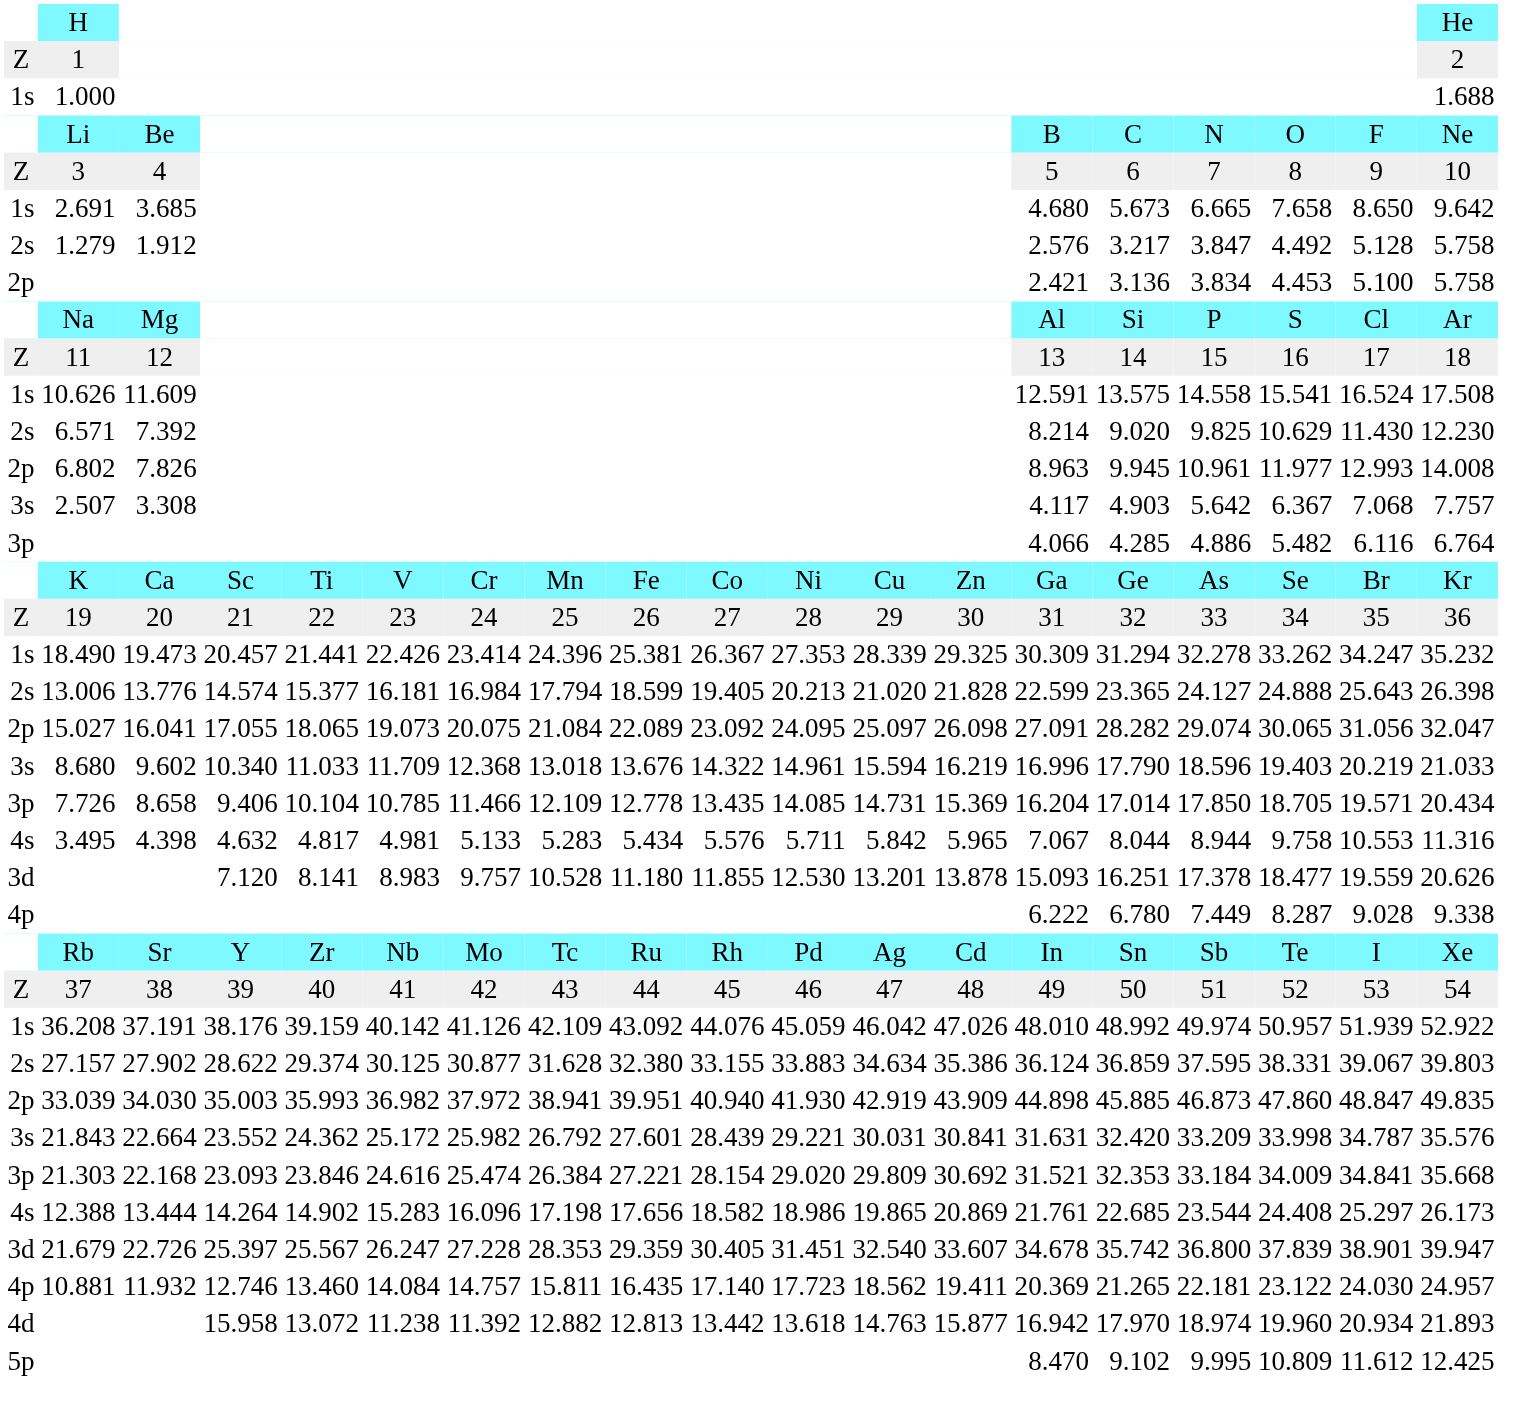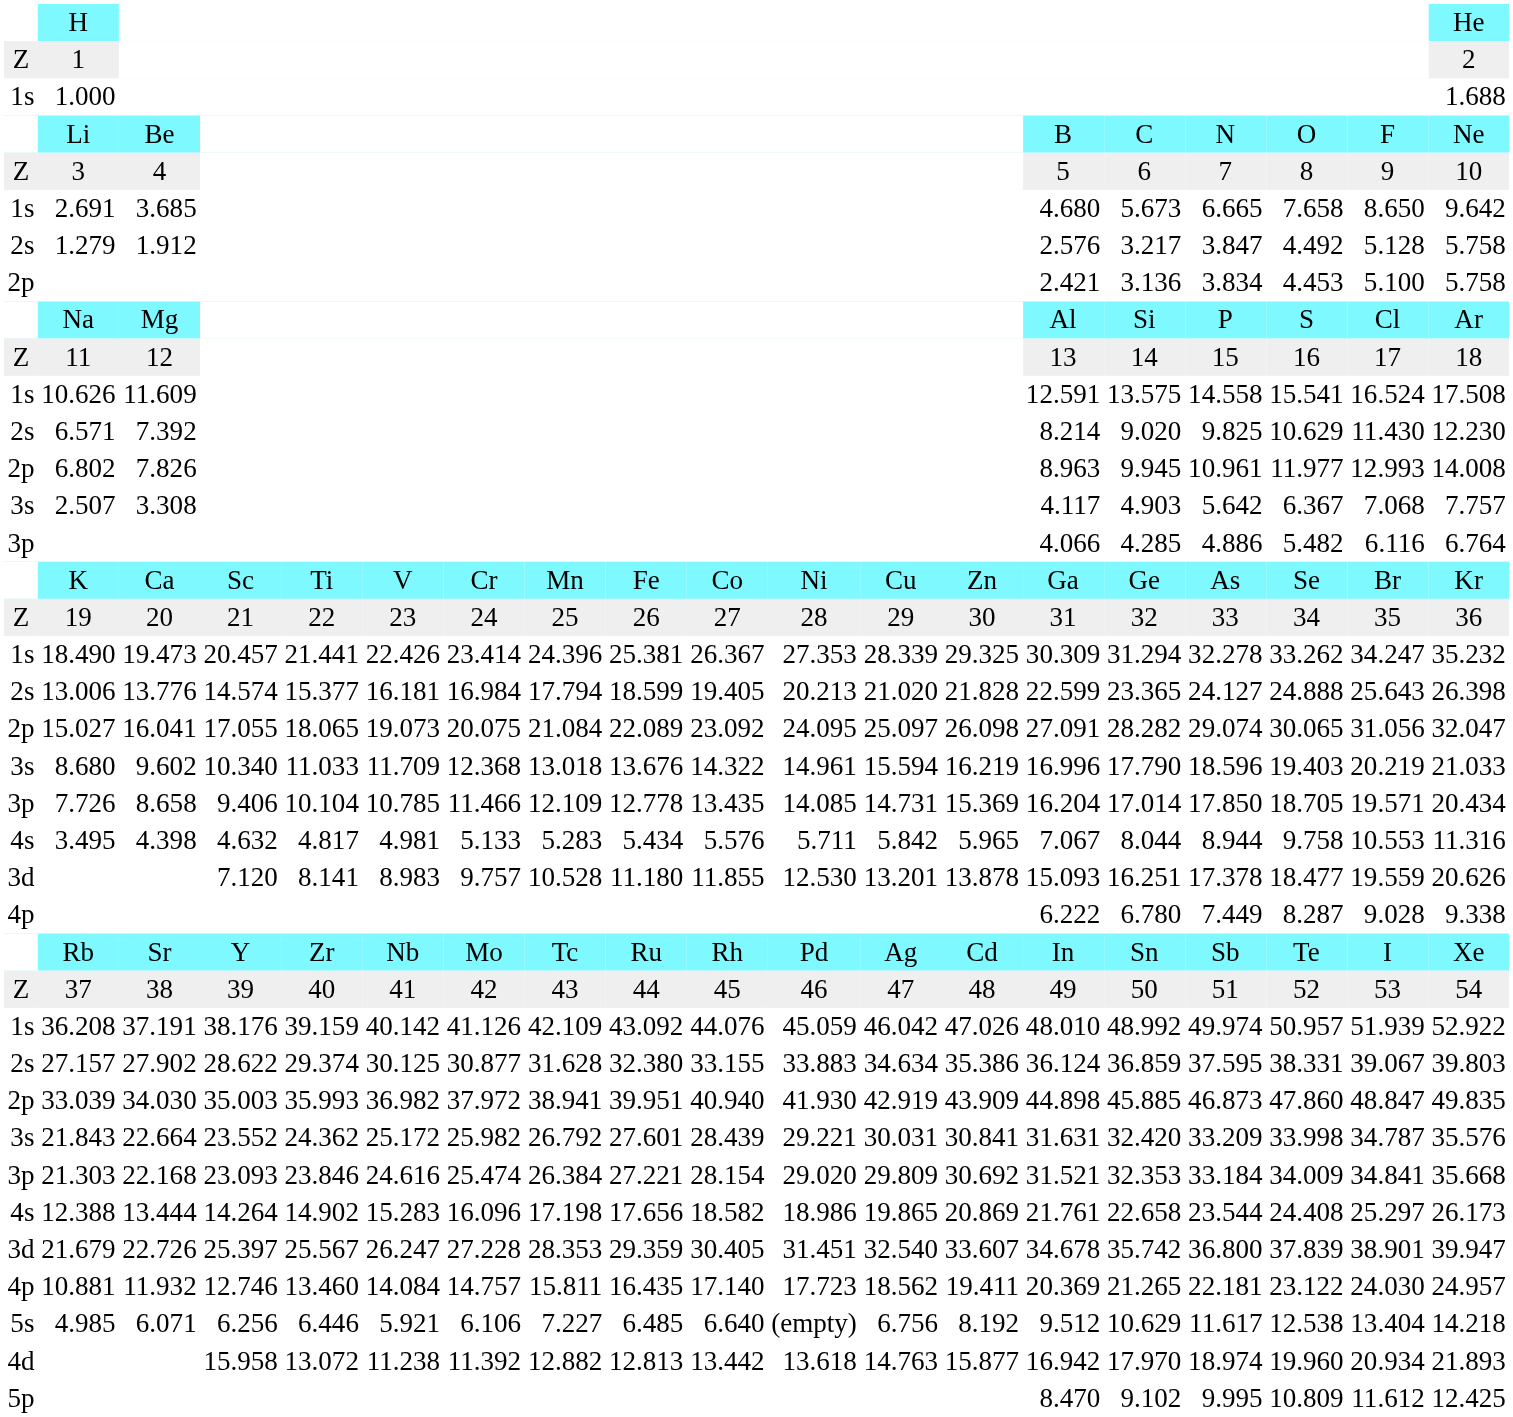(1133, 1212) 22.685 -> (1144, 1212) 22.658
+ row: (22, 1323)
